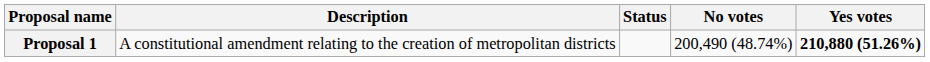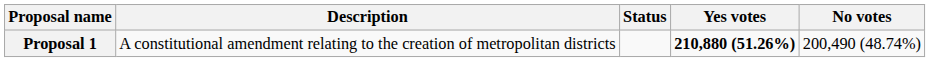columns swapped: (861, 17) <-> (733, 17)
